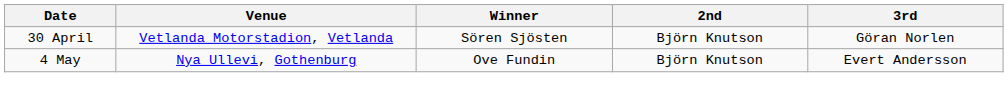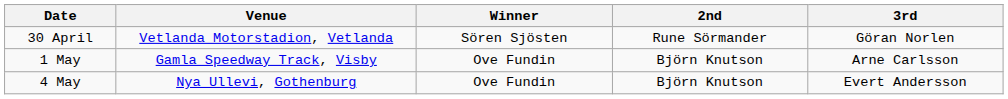(710, 38) Björn Knutson -> (710, 38) Rune Sörmander
+ row: (60, 60)
